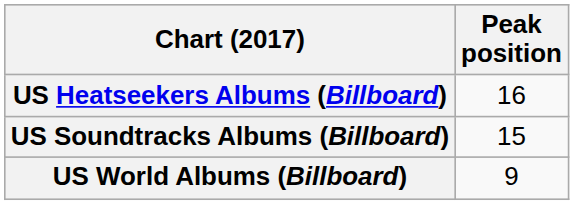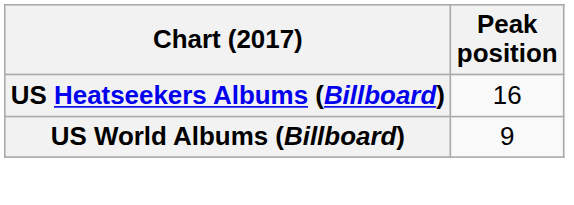- row: (230, 136)
